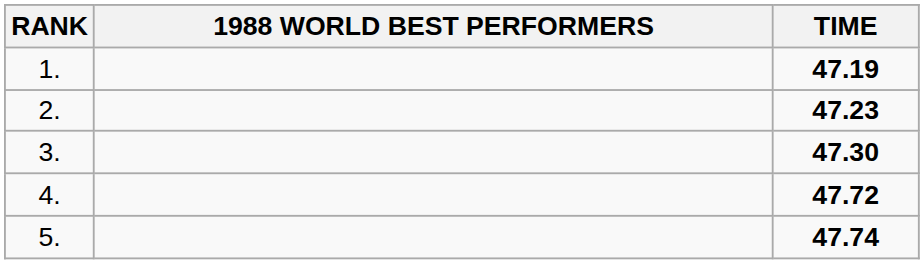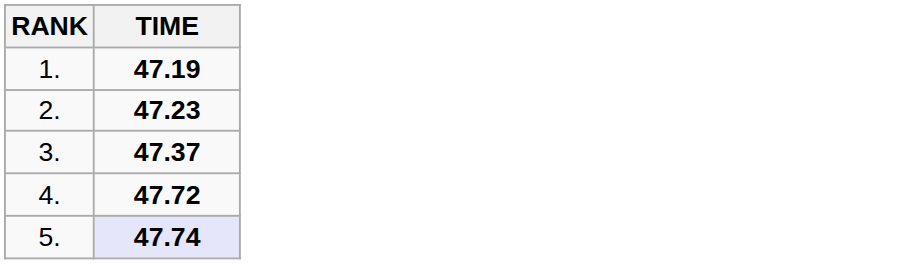- column: (434, 26)
(846, 153) 47.30 -> (167, 153) 47.37
(846, 237) no background -> (167, 237) lavender background
